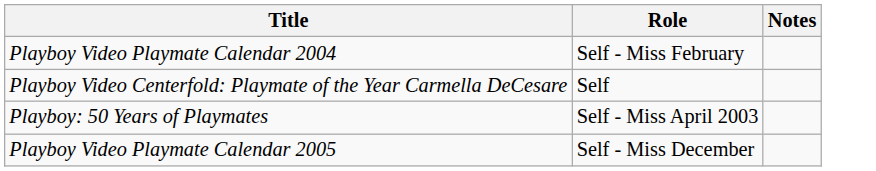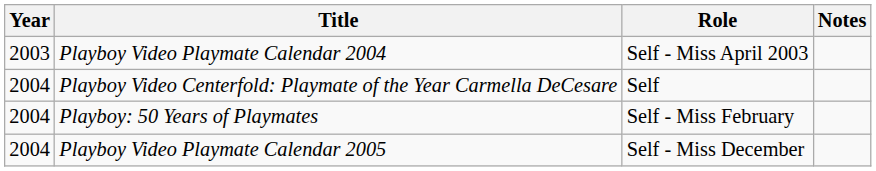+ column: (30, 20)
(660, 52) Self - Miss February -> (718, 52) Self - Miss April 2003
(668, 117) Self - Miss April 2003 -> (710, 117) Self - Miss February
